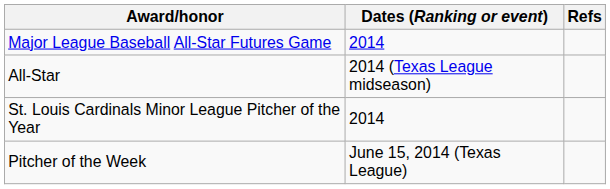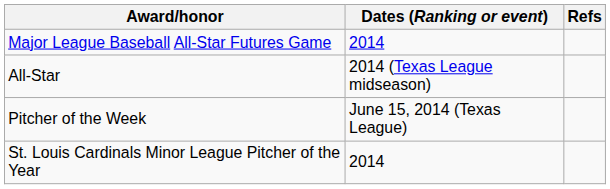rows swapped: (77, 162) <-> (174, 119)
